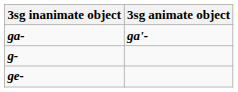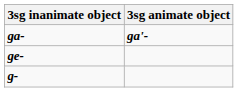rows swapped: (16, 76) <-> (13, 55)
